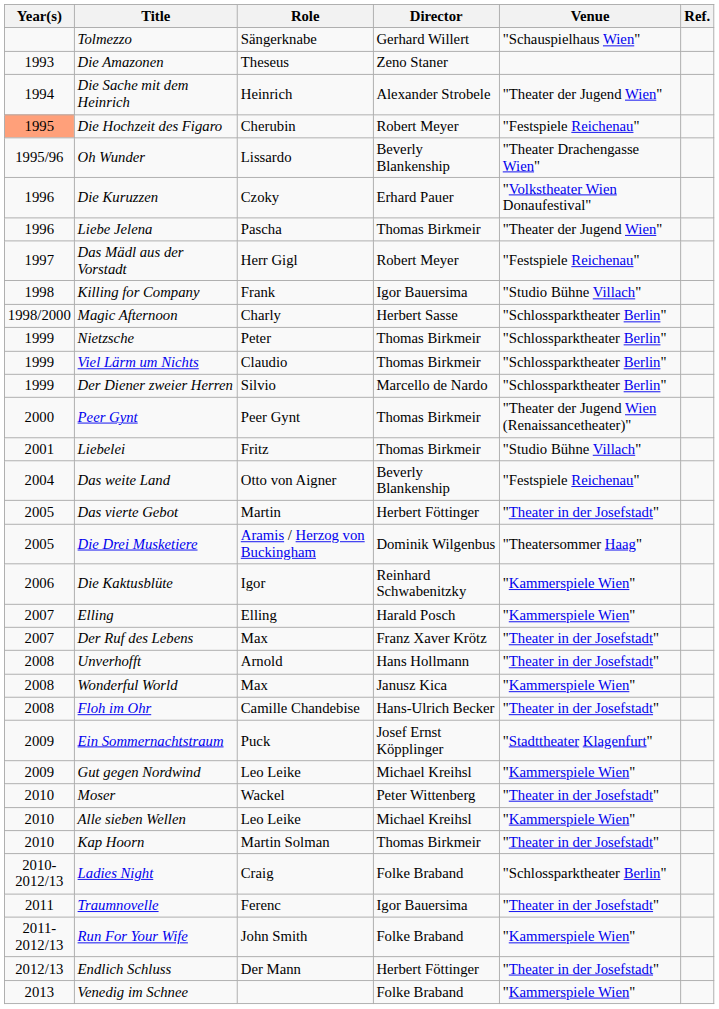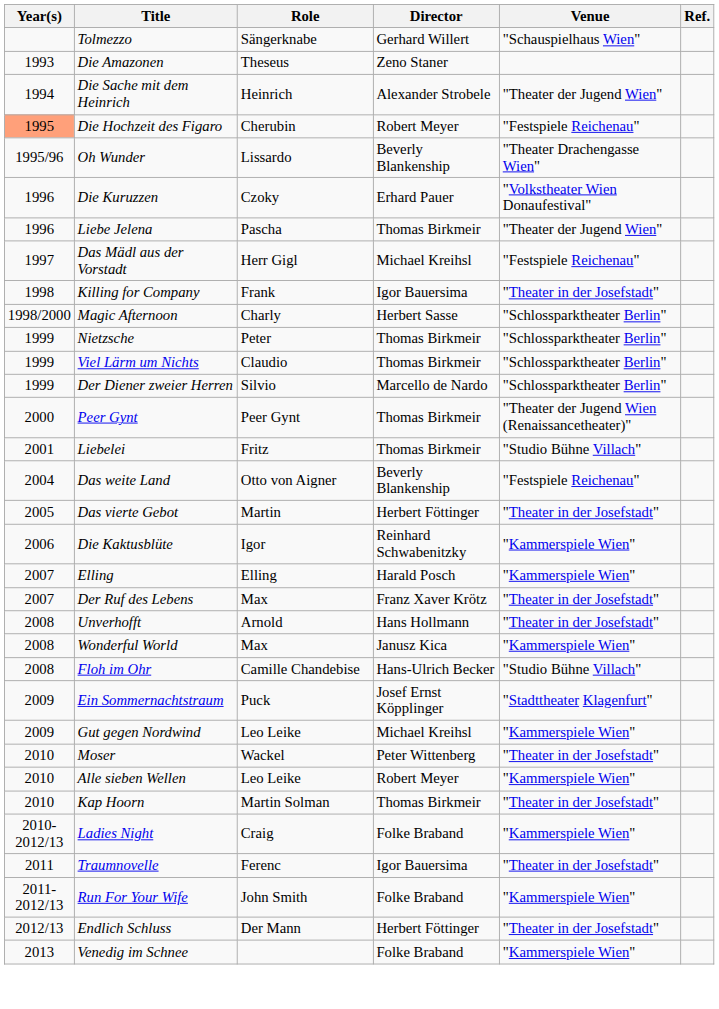(417, 260) Robert Meyer -> (424, 260) Michael Kreihsl
(572, 292) "Studio Bühne Villach" -> (581, 292) "Theater in der Josefstadt"
- row: (138, 544)
(581, 708) "Theater in der Josefstadt" -> (572, 669) "Studio Bühne Villach"
(424, 818) Michael Kreihsl -> (417, 778) Robert Meyer
(585, 873) "Schlossparktheater Berlin" -> (569, 833) "Kammerspiele Wien"
